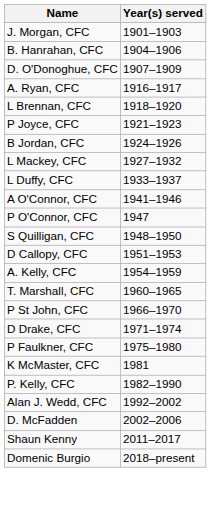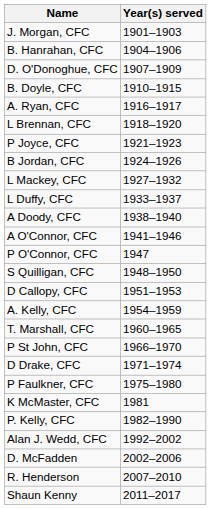+ row: (44, 87)
+ row: (44, 217)
+ row: (43, 476)
- row: (49, 458)
